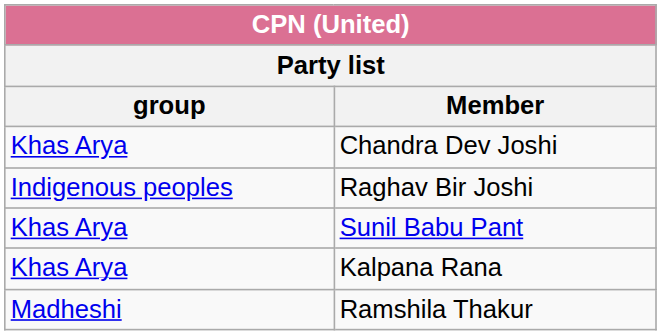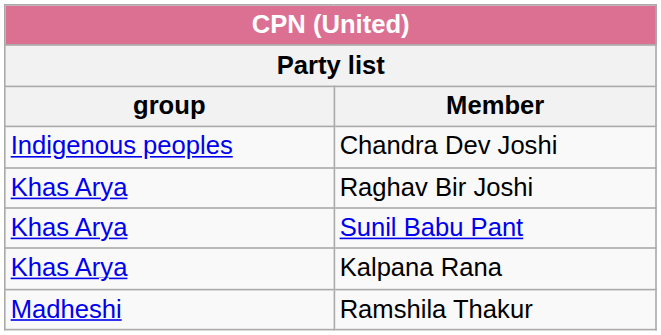(69, 146) Khas Arya -> (122, 146) Indigenous peoples
(122, 187) Indigenous peoples -> (69, 187) Khas Arya
